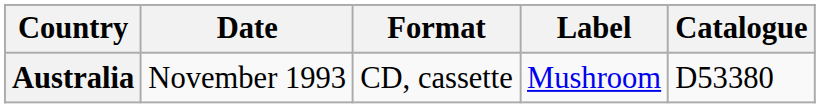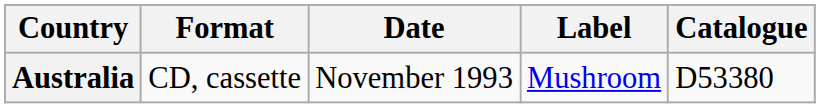columns swapped: (247, 28) <-> (437, 28)
